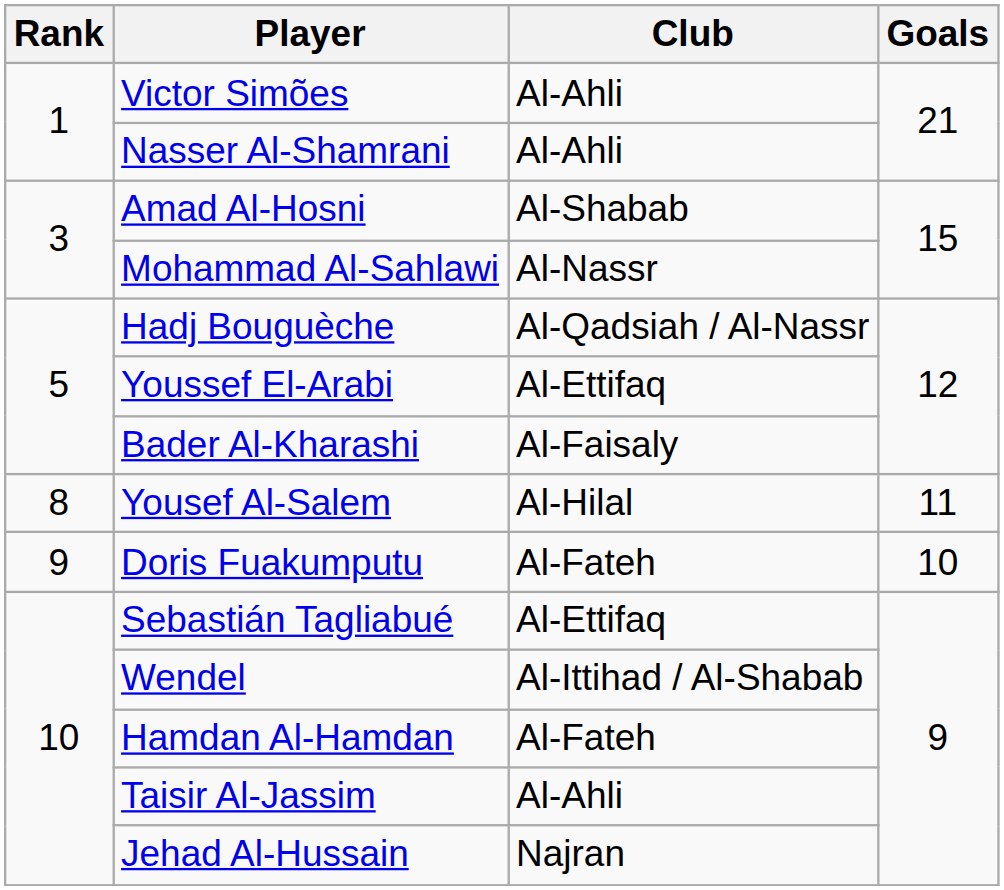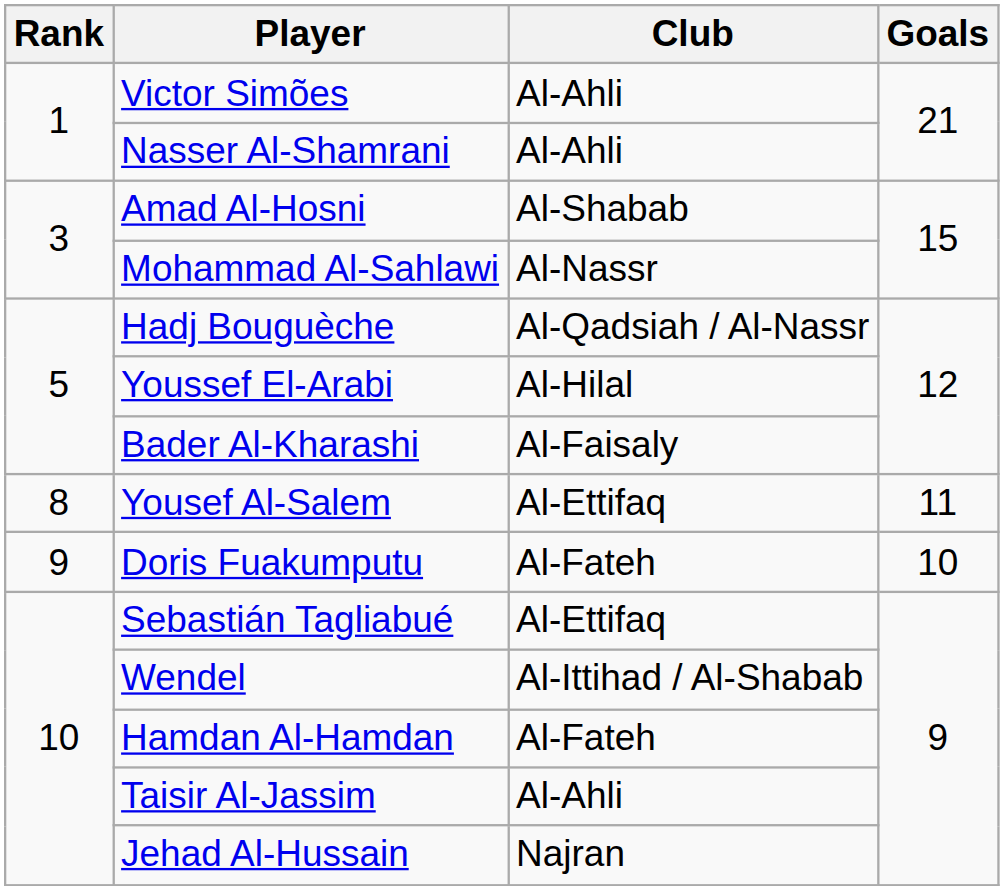(591, 385) Al-Ettifaq -> (575, 385) Al-Hilal
(575, 502) Al-Hilal -> (591, 502) Al-Ettifaq
